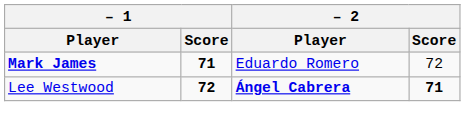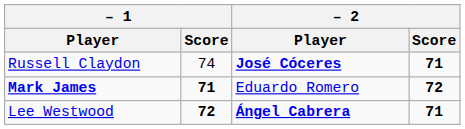+ row: (74, 64)
(434, 64) normal -> (434, 88) bold
